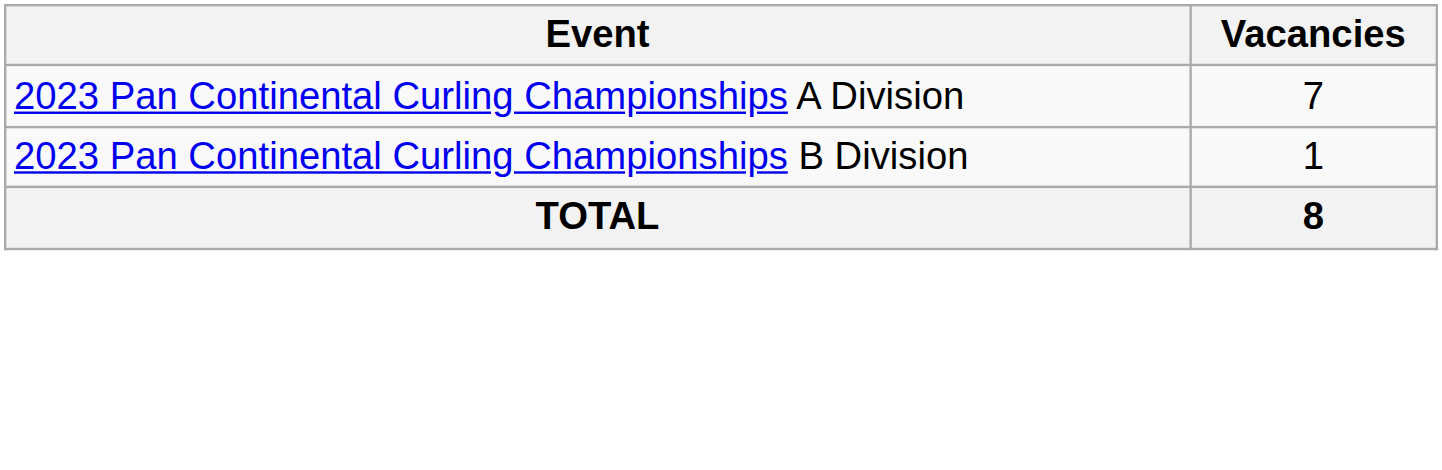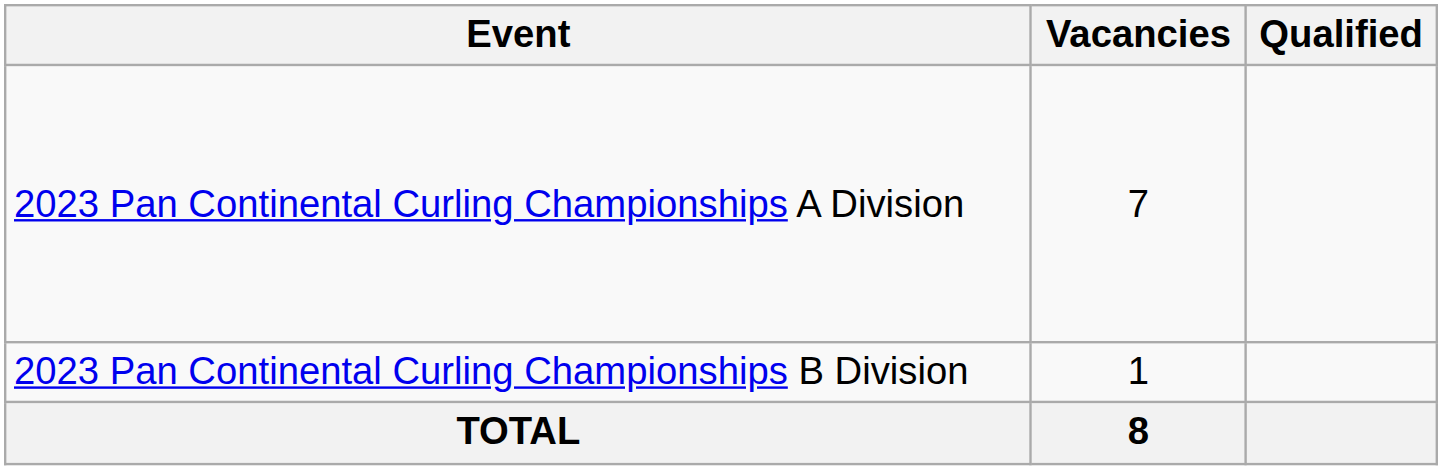+ column: (1341, 34)
